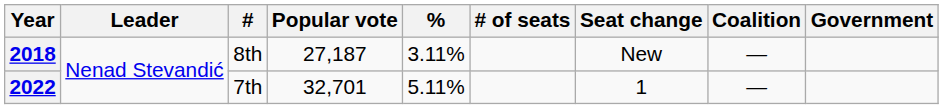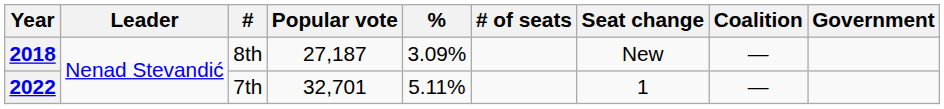(436, 53) 3.11% -> (437, 53) 3.09%
